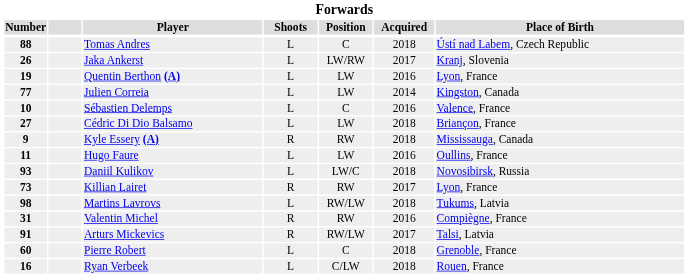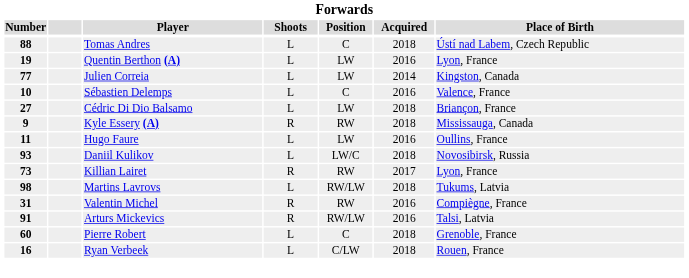- row: (114, 60)
(404, 234) 2017 -> (404, 219) 2016
